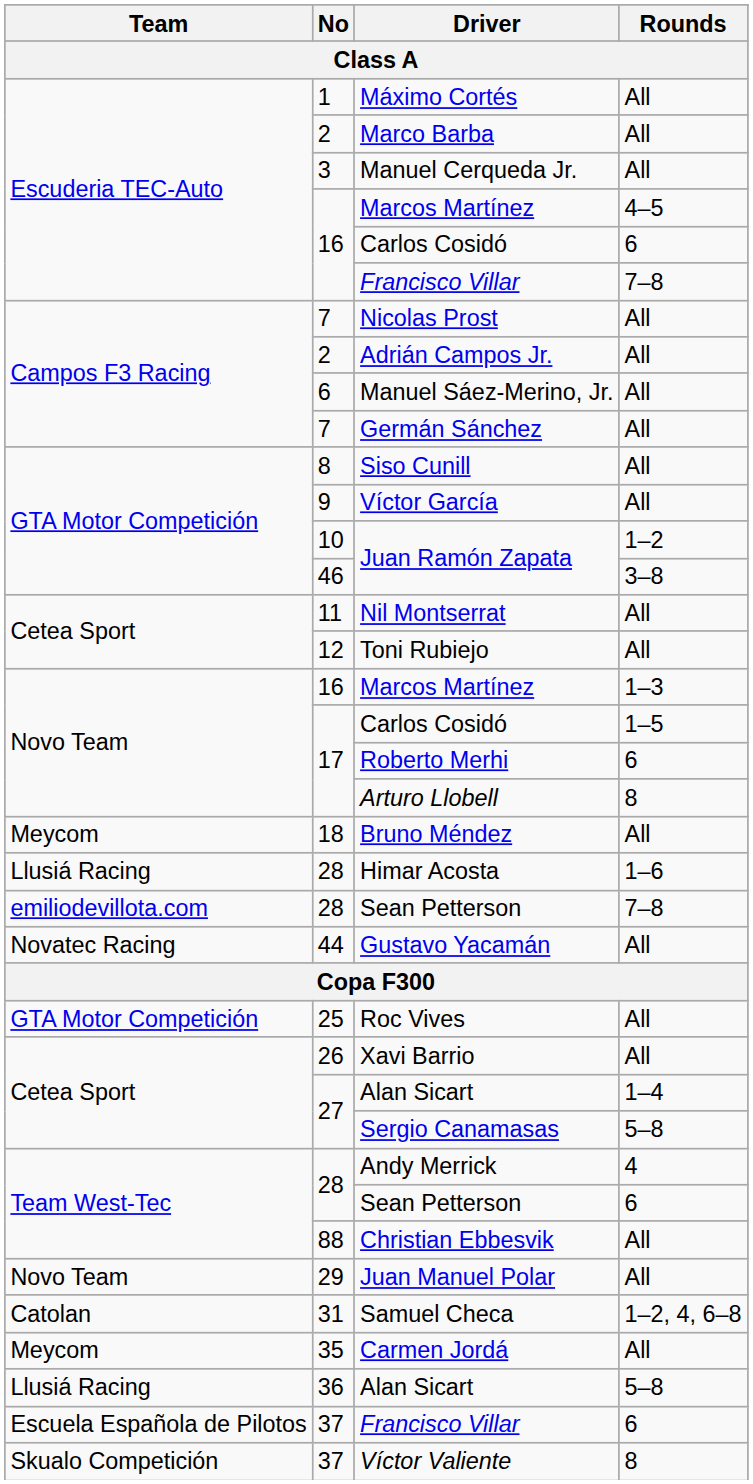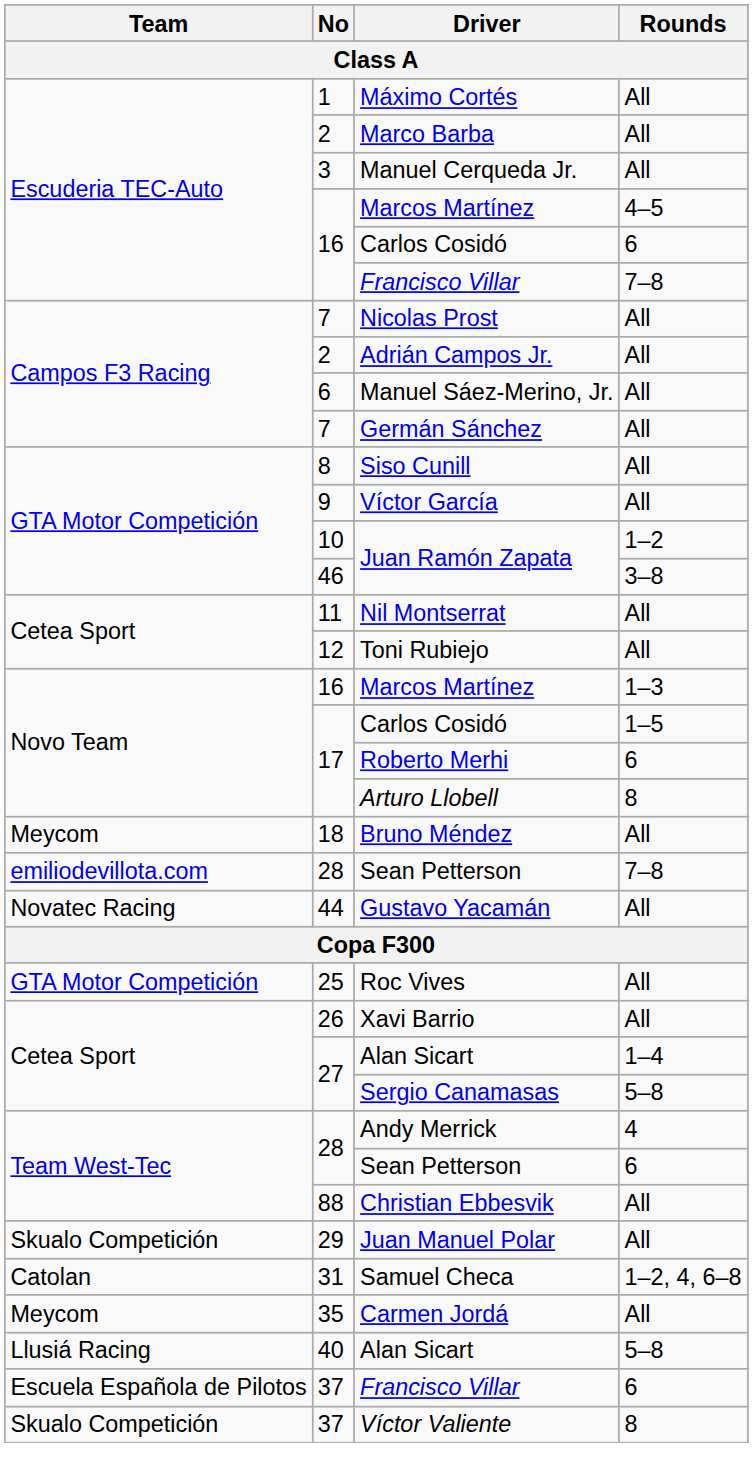- row: (430, 871)
(69, 1277) Novo Team -> (114, 1240) Skualo Competición
(331, 1387) 36 -> (331, 1350) 40
